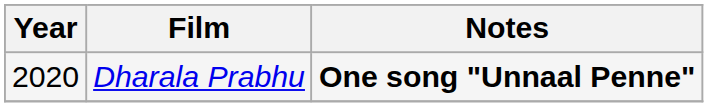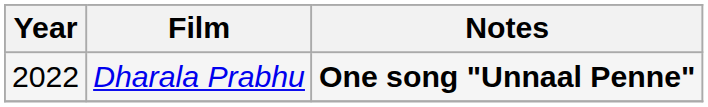(46, 76) 2020 -> (46, 76) 2022
